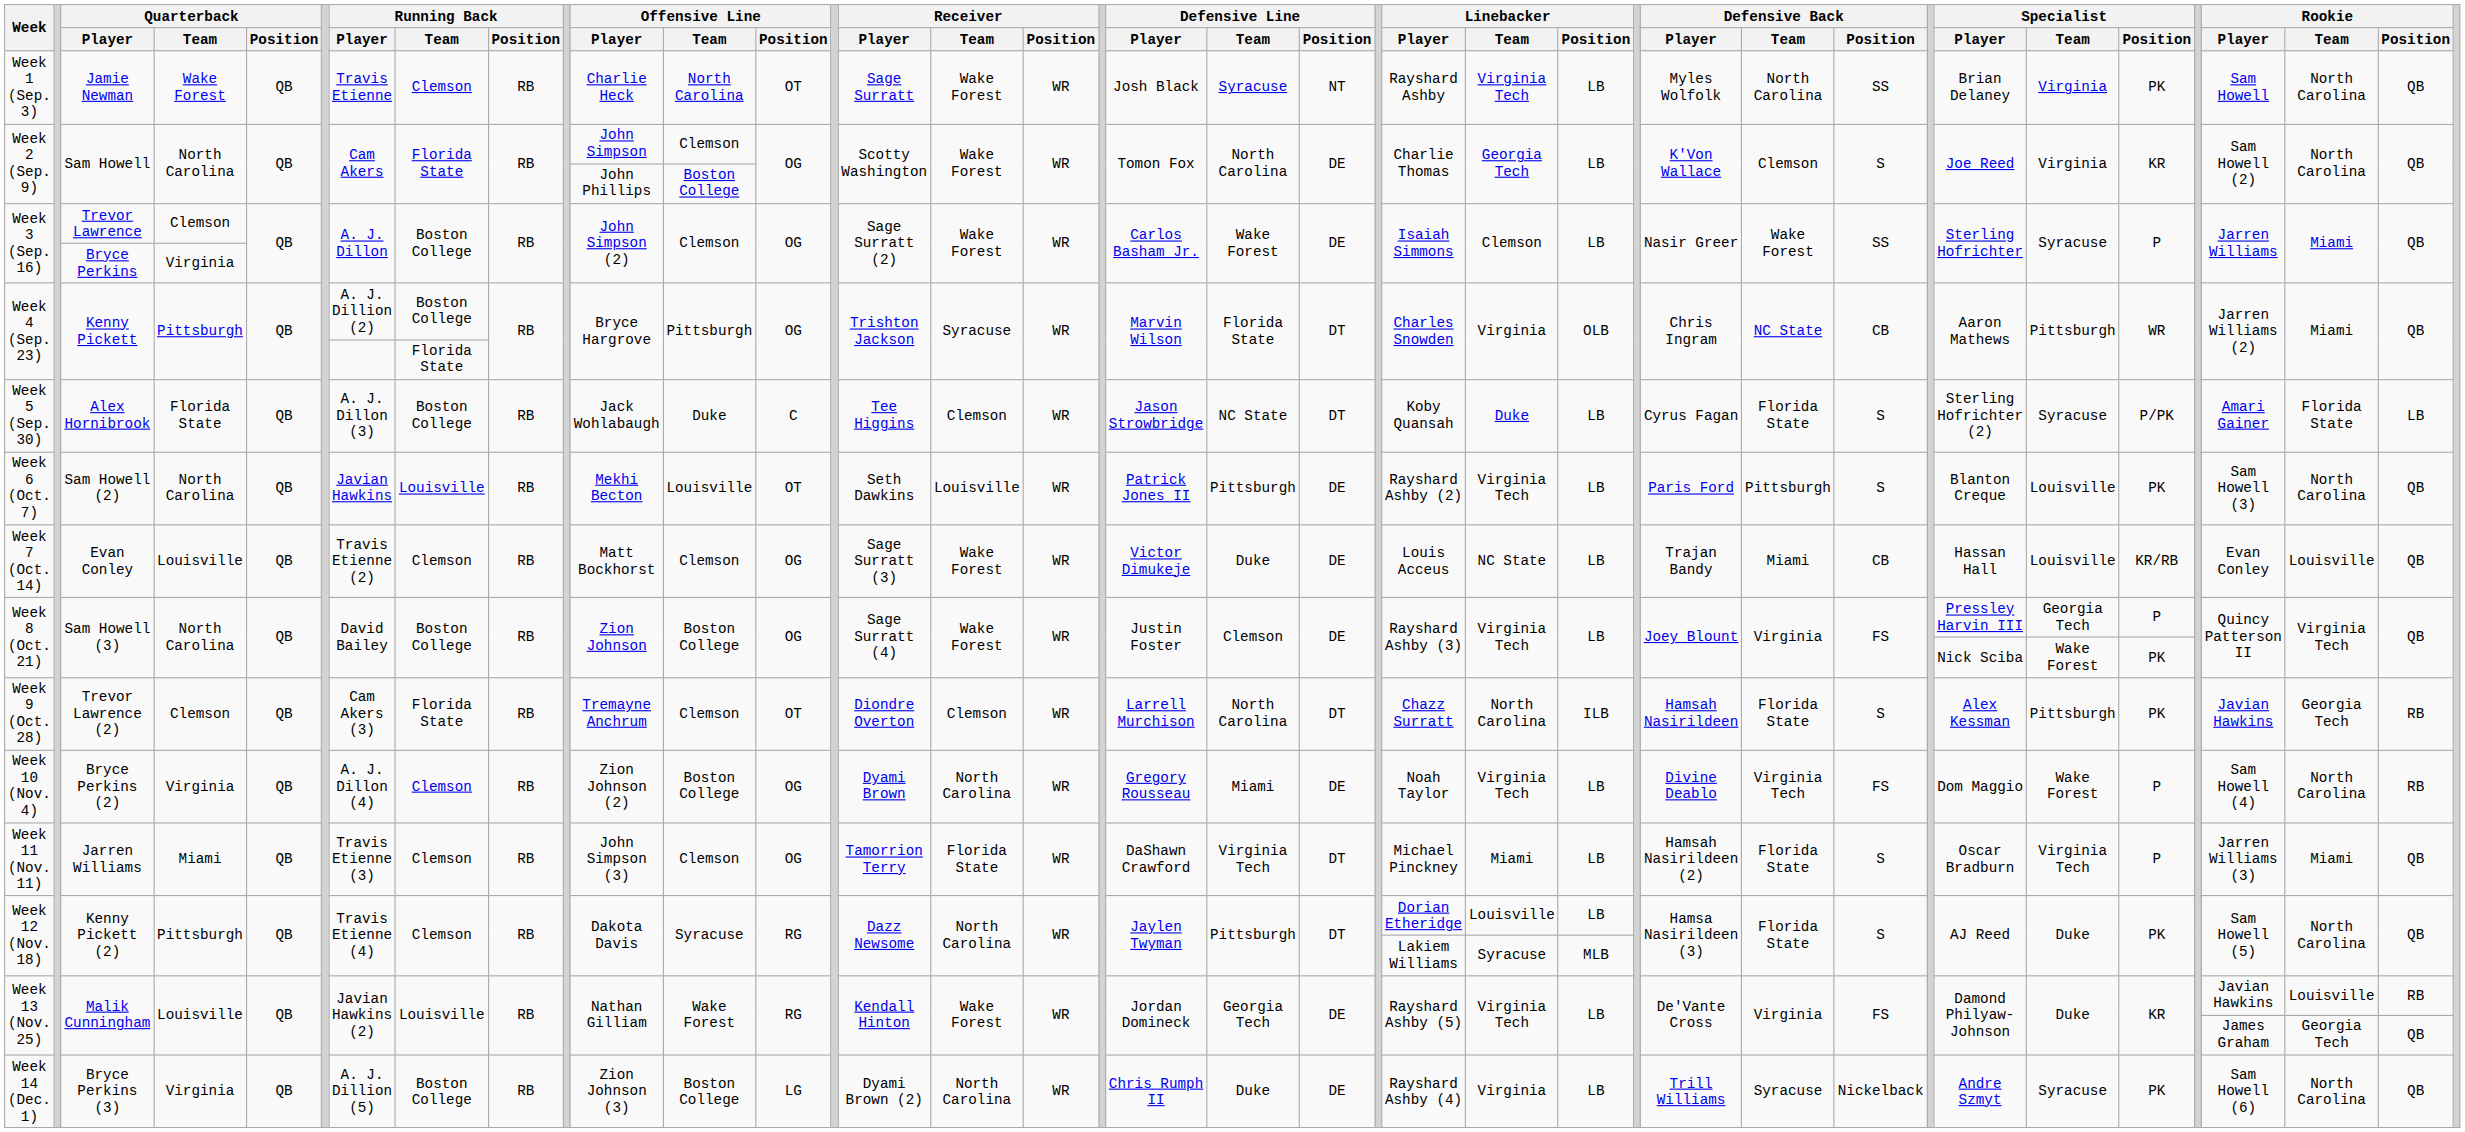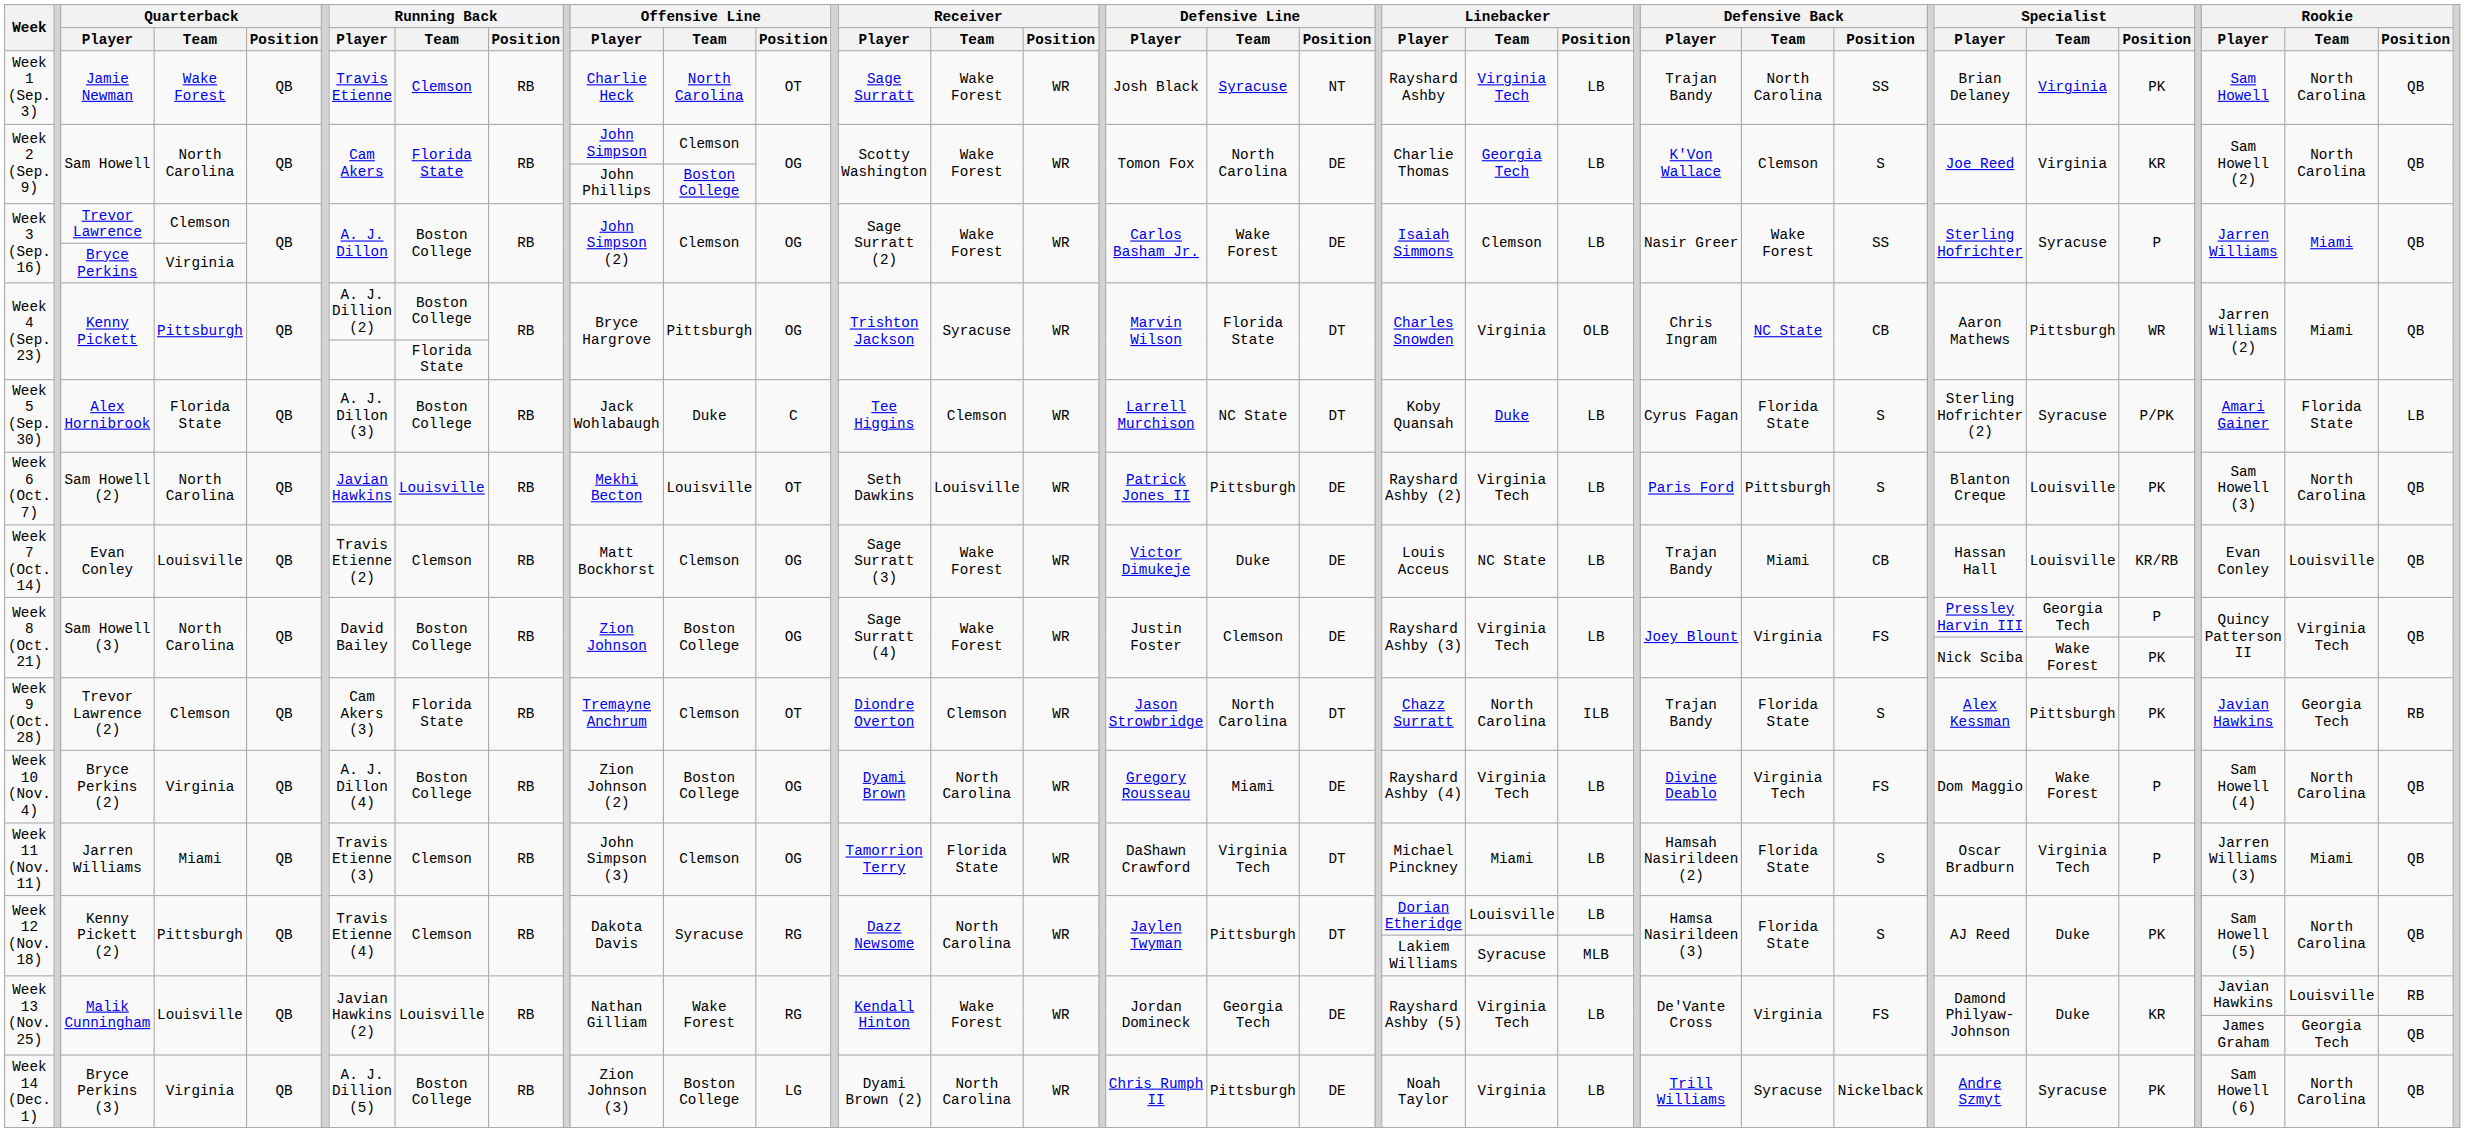(1691, 88) Myles Wolfolk -> (1691, 88) Trajan Bandy
(1156, 416) Jason Strowbridge -> (1156, 416) Larrell Murchison
(1156, 714) Larrell Murchison -> (1156, 714) Jason Strowbridge
(1691, 714) Hamsah Nasirildeen -> (1691, 714) Trajan Bandy
(442, 787) Clemson -> (442, 787) Boston College
(1424, 787) Noah Taylor -> (1424, 787) Rayshard Ashby (4)
(2416, 787) RB -> (2416, 787) QB
(1253, 1091) Duke -> (1253, 1091) Pittsburgh
(1424, 1091) Rayshard Ashby (4) -> (1424, 1091) Noah Taylor
